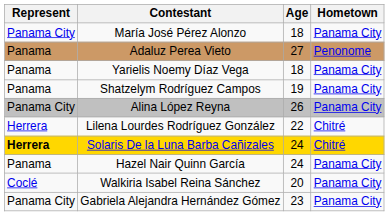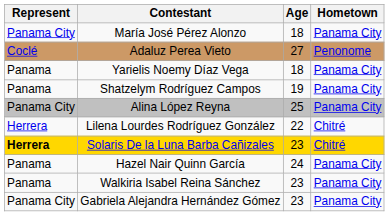(29, 51) Panama -> (22, 51) Coclé
(297, 107) 26 -> (297, 107) 25
(297, 145) 24 -> (297, 145) 23
(22, 182) Coclé -> (29, 182) Panama
(297, 182) 20 -> (297, 182) 23
